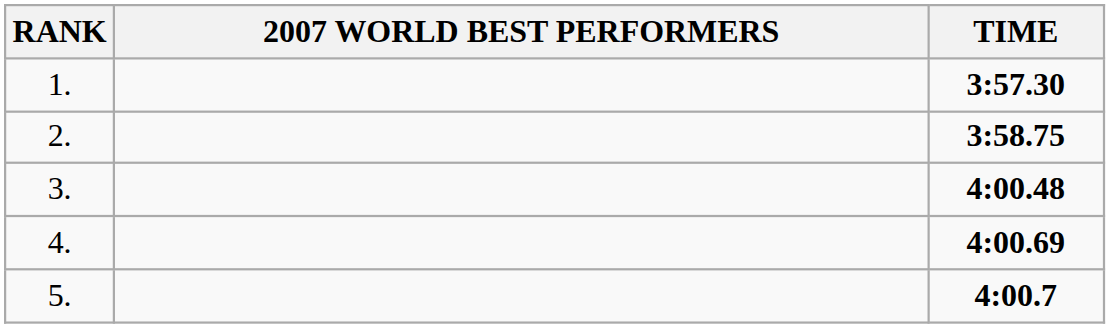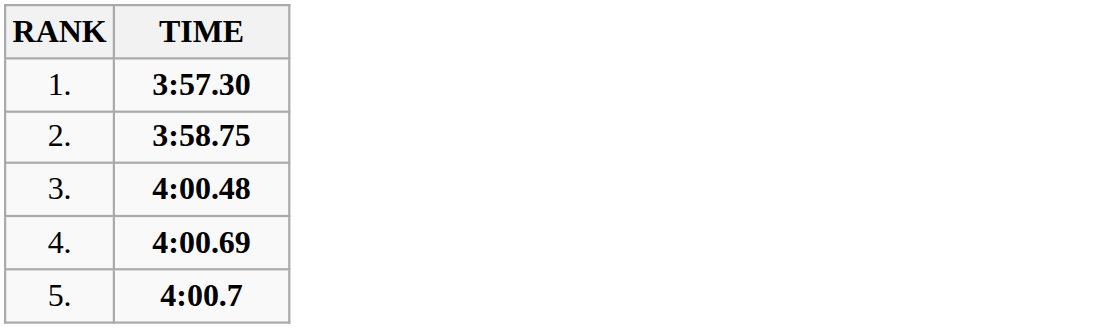- column: (521, 31)
